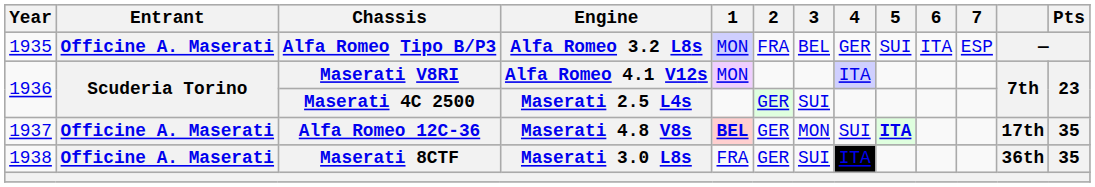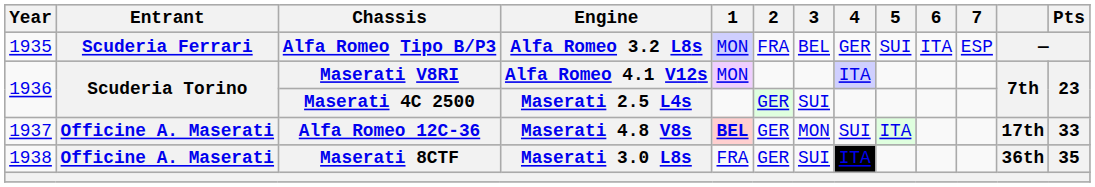(167, 47) Officine A. Maserati -> (167, 47) Scuderia Ferrari
(895, 131) bold -> (895, 131) normal
(1069, 131) 35 -> (1069, 131) 33
